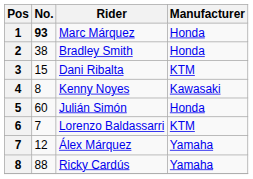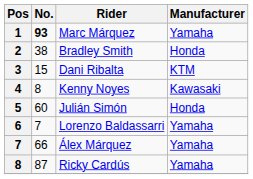(187, 33) Honda -> (191, 33) Yamaha
(182, 127) KTM -> (191, 127) Yamaha
(41, 145) 12 -> (41, 145) 66
(41, 164) 88 -> (41, 164) 87
